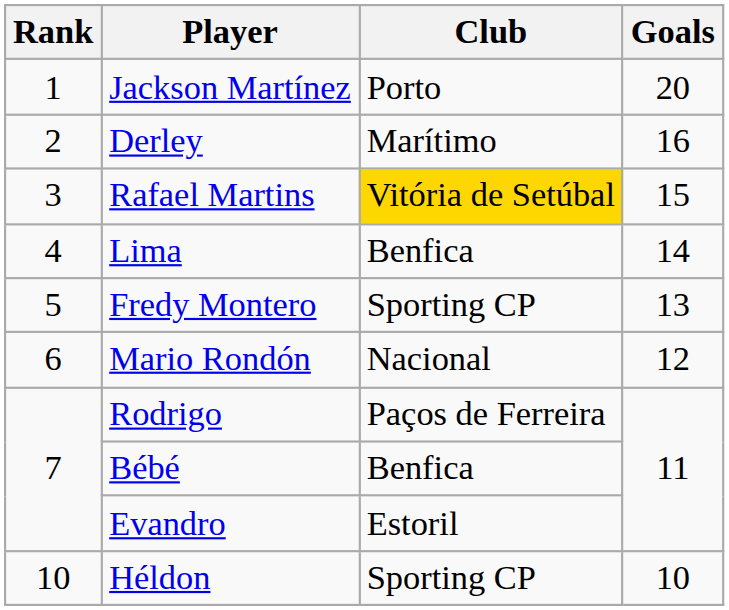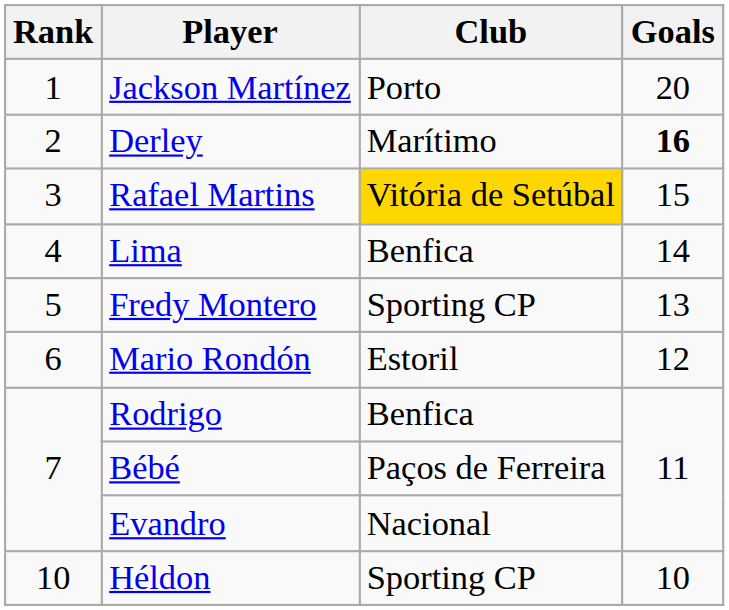(673, 140) normal -> (673, 140) bold
(429, 359) Nacional -> (413, 359) Estoril
(486, 413) Paços de Ferreira -> (420, 413) Benfica
(420, 468) Benfica -> (486, 468) Paços de Ferreira
(413, 522) Estoril -> (429, 522) Nacional
